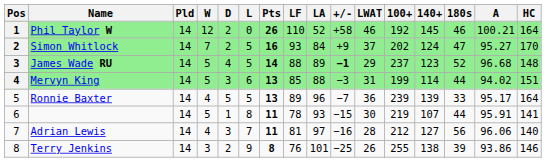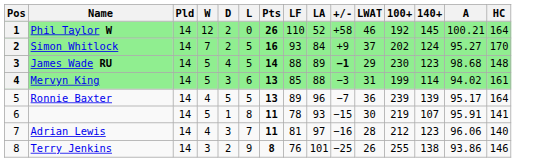- column: (460, 13)
(400, 64) 237 -> (400, 64) 230
(496, 64) 96.68 -> (466, 64) 98.68
(529, 81) 151 -> (499, 81) 161
(430, 132) 127 -> (430, 132) 123
